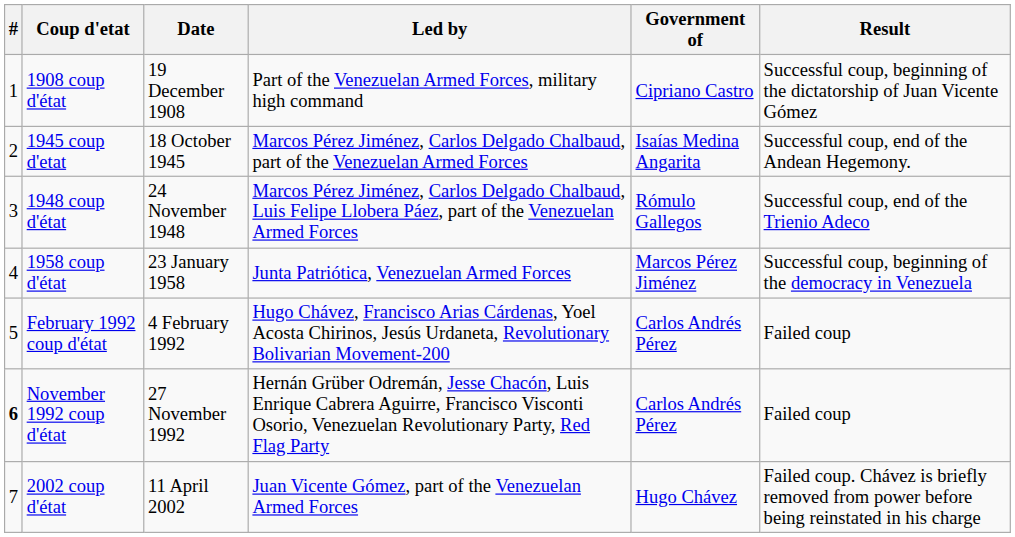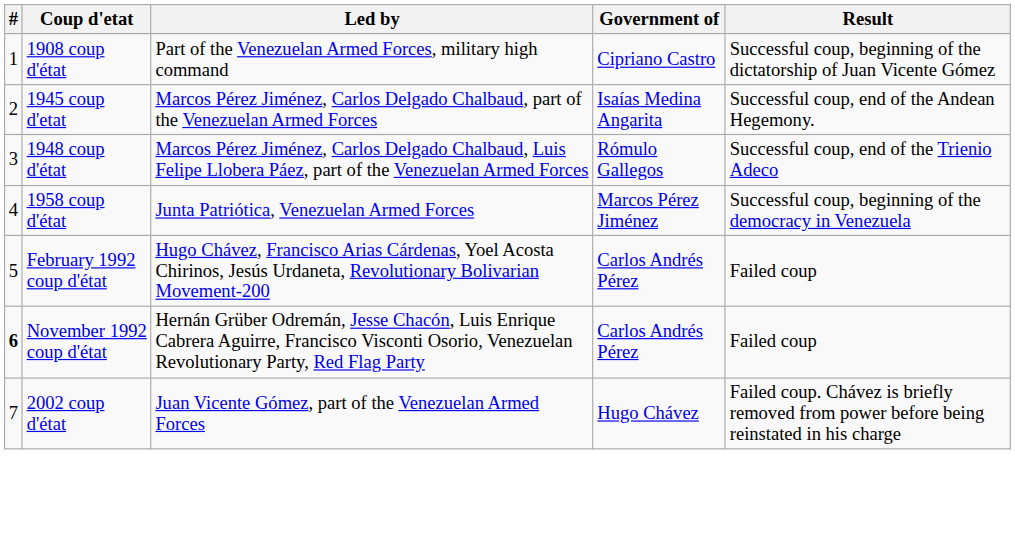- column: (196, 29)
